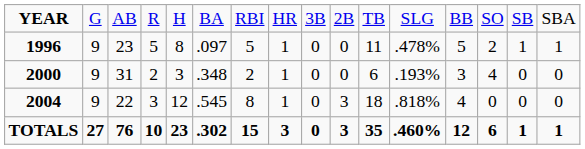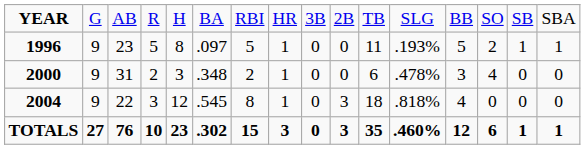(417, 46) .478% -> (417, 46) .193%
(417, 74) .193% -> (417, 74) .478%
